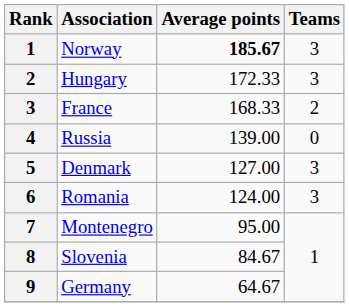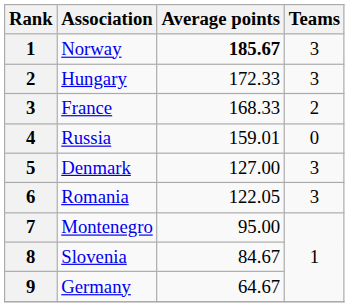(254, 138) 139.00 -> (254, 138) 159.01
(254, 197) 124.00 -> (254, 197) 122.05
